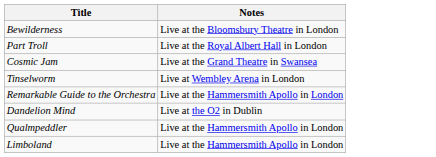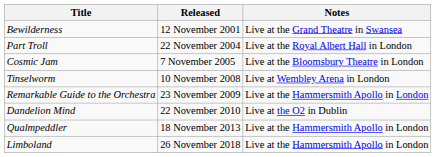+ column: (200, 12)
(249, 29) Live at the Bloomsbury Theatre in London -> (324, 29) Live at the Grand Theatre in Swansea
(239, 62) Live at the Grand Theatre in Swansea -> (334, 62) Live at the Bloomsbury Theatre in London
